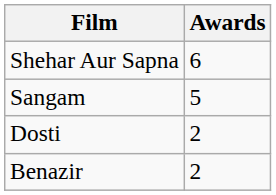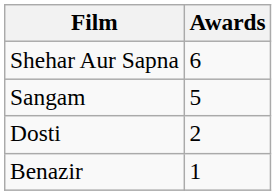(195, 171) 2 -> (195, 171) 1
